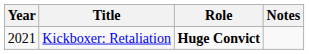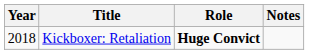(22, 37) 2021 -> (22, 37) 2018
